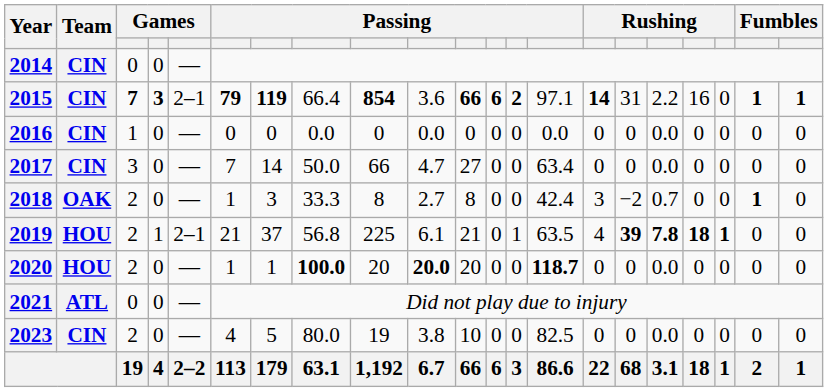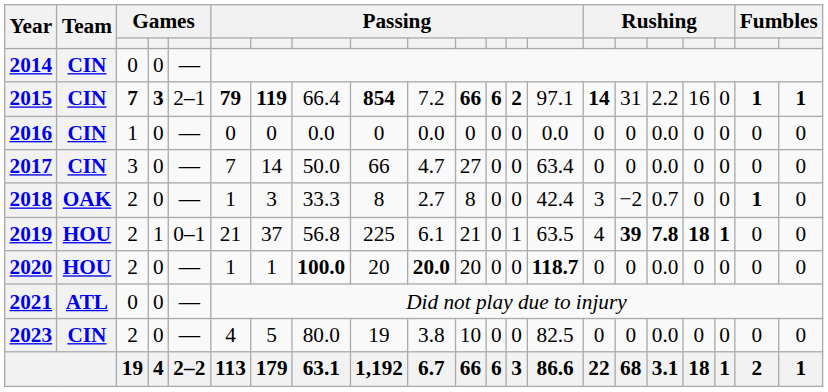(431, 98) 3.6 -> (431, 98) 7.2
(189, 233) 2–1 -> (189, 233) 0–1
